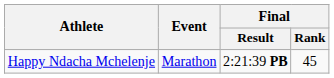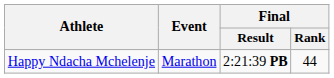(310, 61) 45 -> (310, 61) 44
